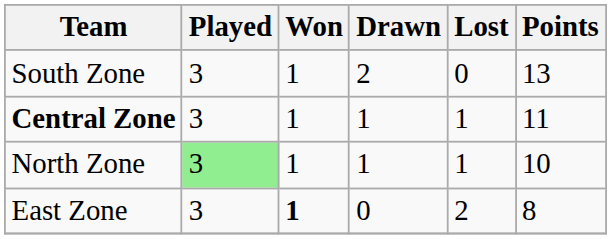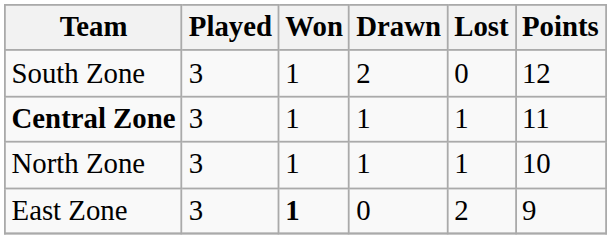(536, 73) 13 -> (536, 73) 12
(196, 164) lightgreen background -> (196, 164) no background
(529, 210) 8 -> (529, 210) 9
